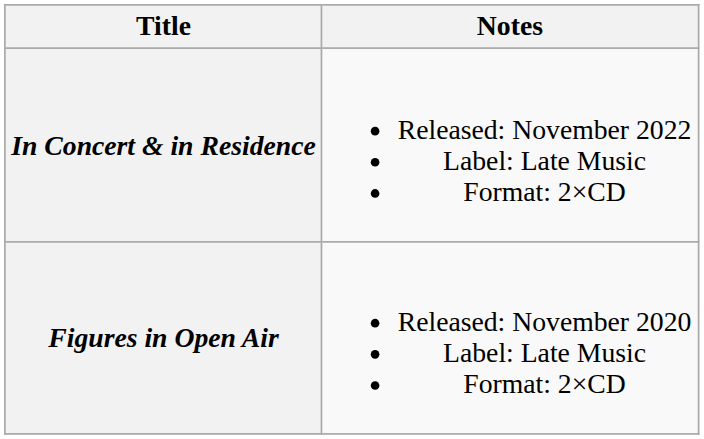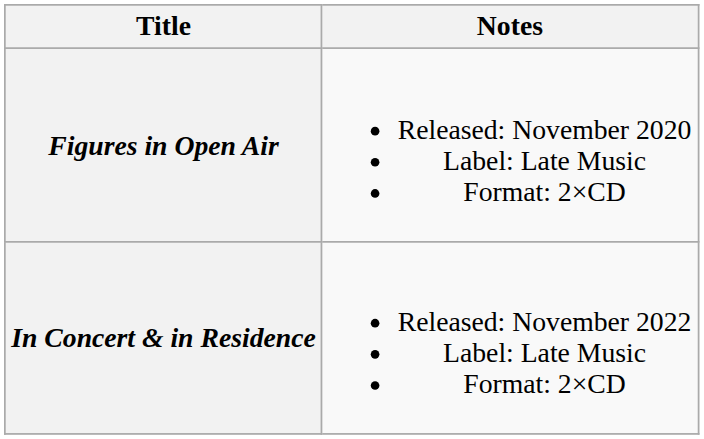rows swapped: (163, 337) <-> (163, 144)
